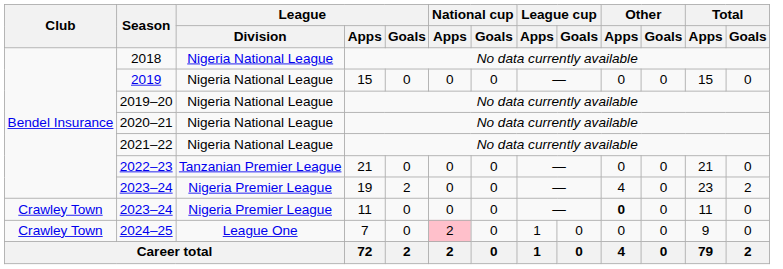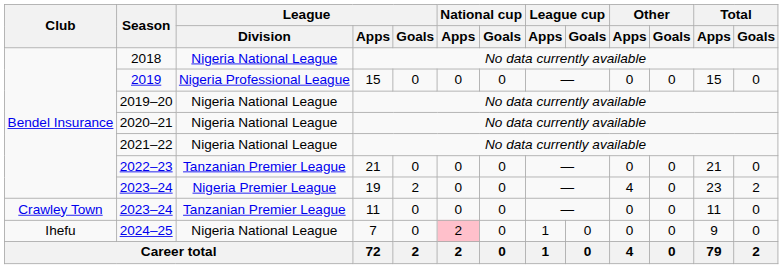(260, 79) Nigeria National League -> (264, 79) Nigeria Professional League
(260, 209) Nigeria Premier League -> (264, 209) Tanzanian Premier League
(621, 209) bold -> (630, 209) normal
(60, 230) Crawley Town -> (60, 230) Ihefu
(260, 230) League One -> (264, 230) Nigeria National League
